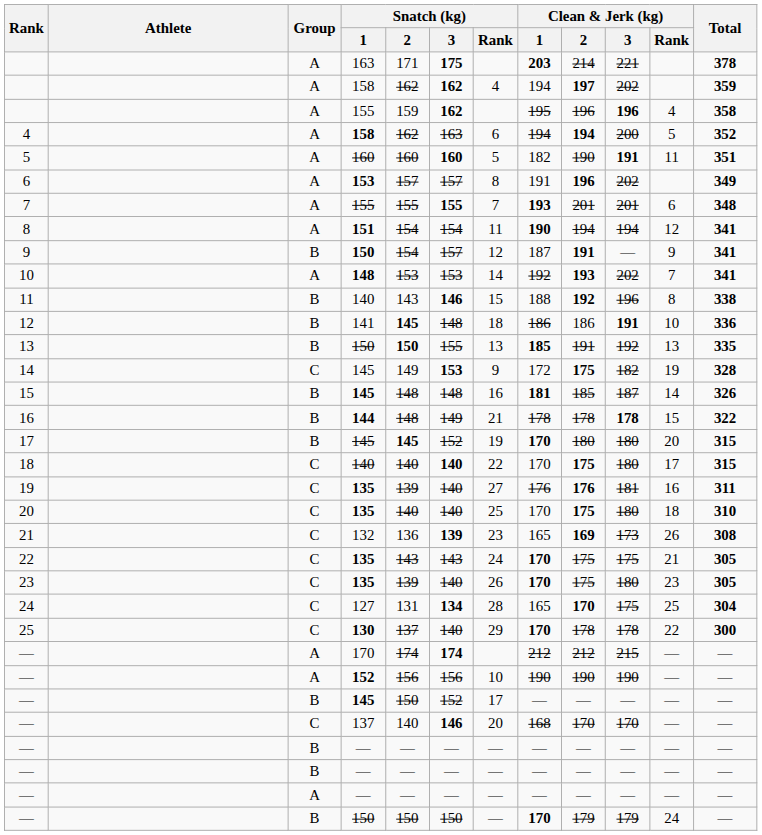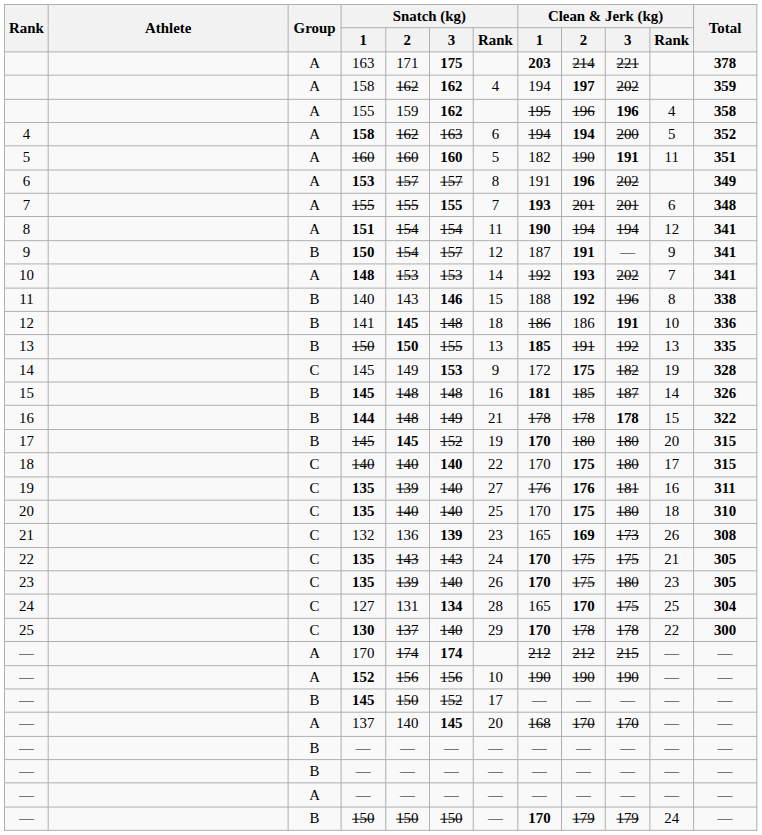(315, 724) C -> (315, 724) A
(451, 724) 146 -> (451, 724) 145
